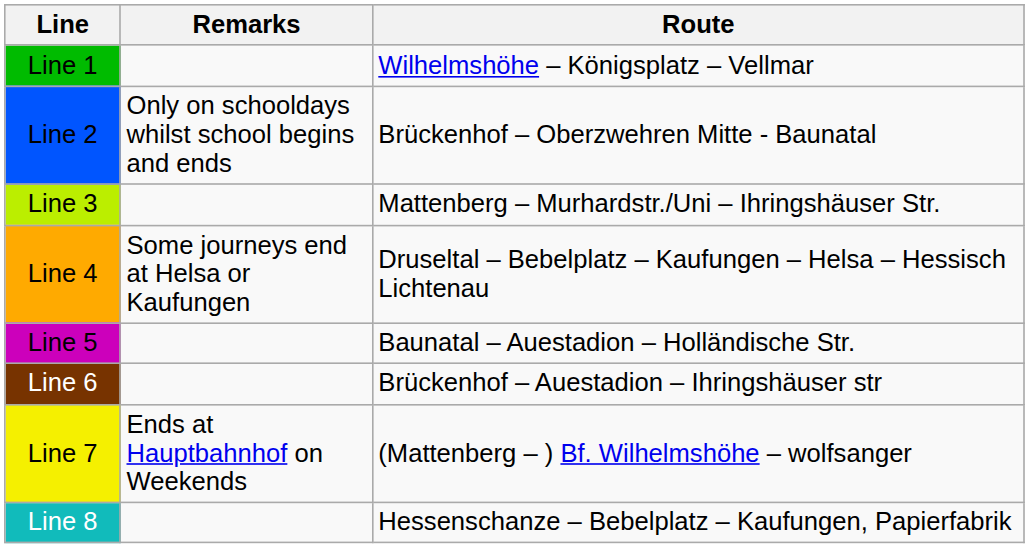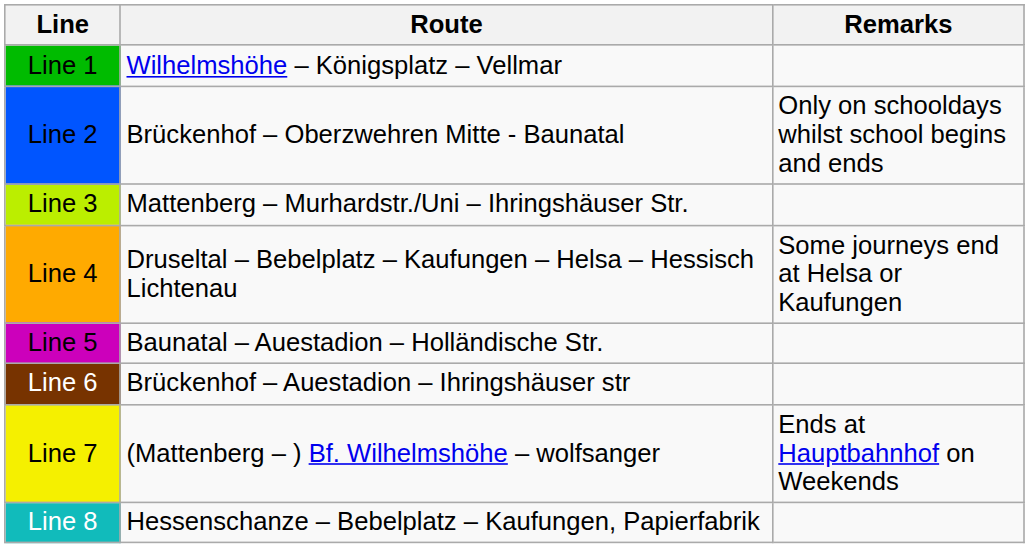columns swapped: (698, 24) <-> (246, 24)
